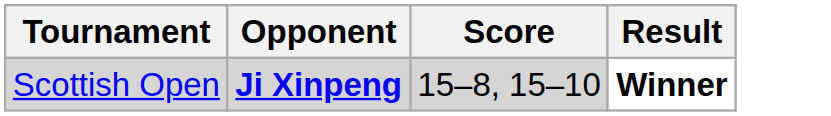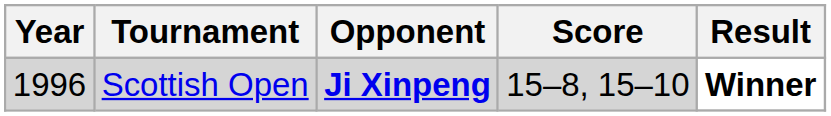+ column: (50, 32)
